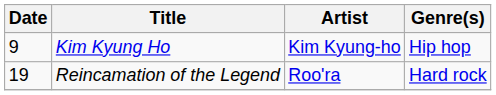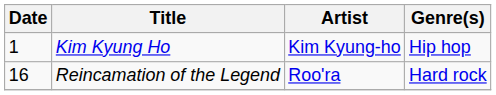(14, 47) 9 -> (14, 47) 1
(19, 75) 19 -> (19, 75) 16
